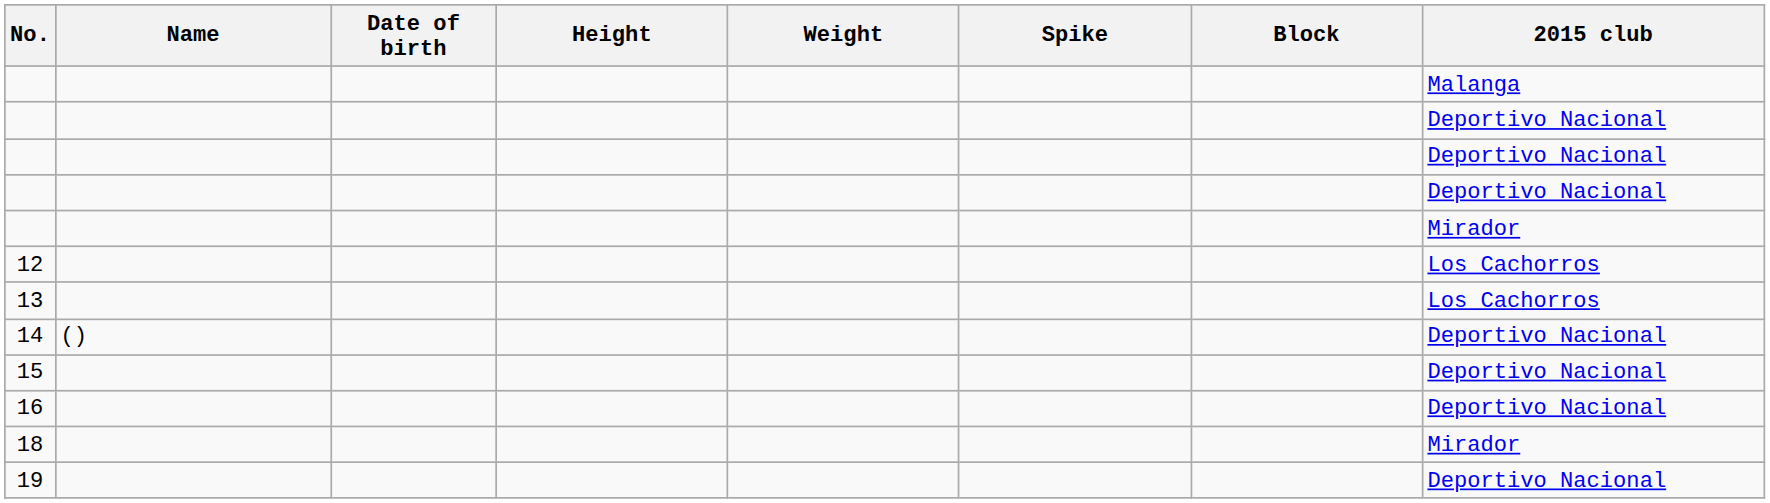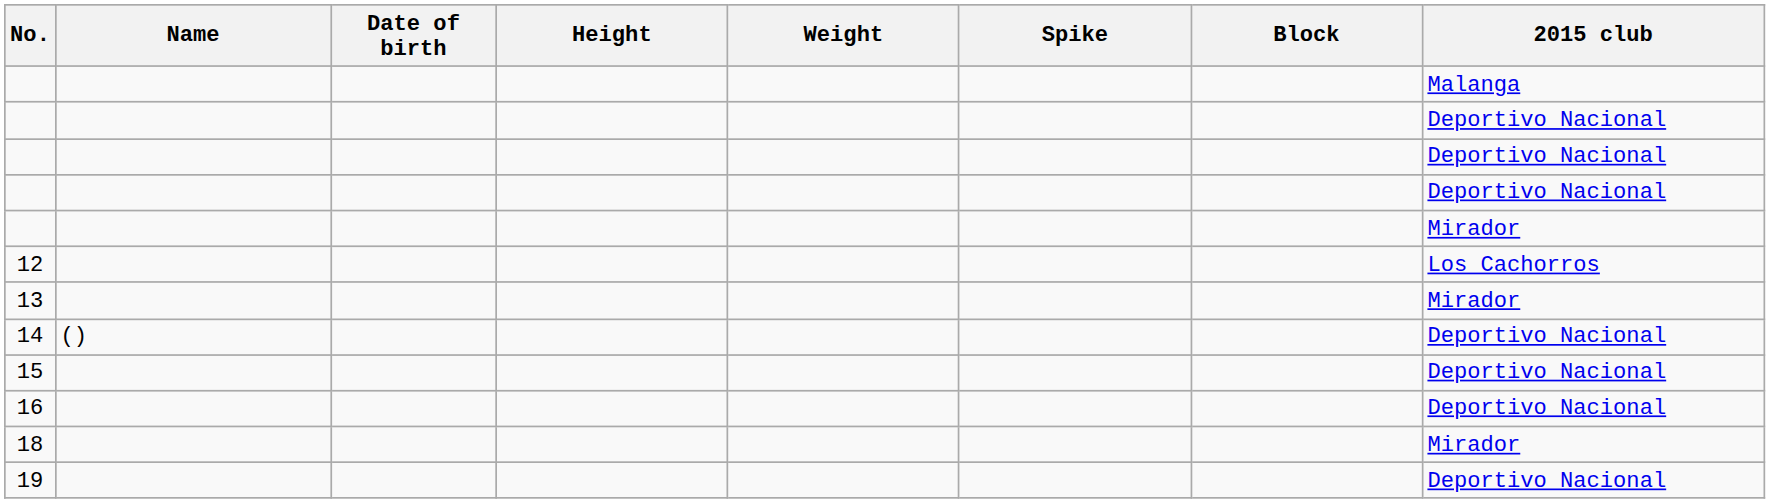(1514, 300) Los Cachorros -> (1474, 300) Mirador
